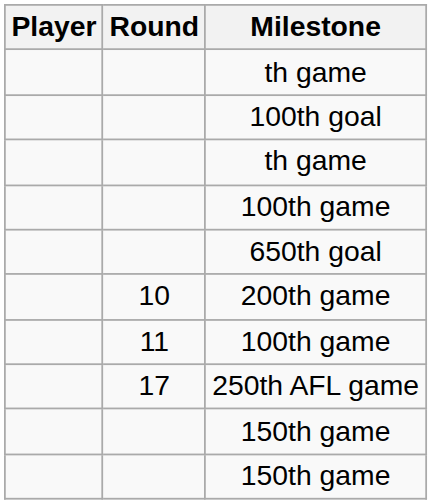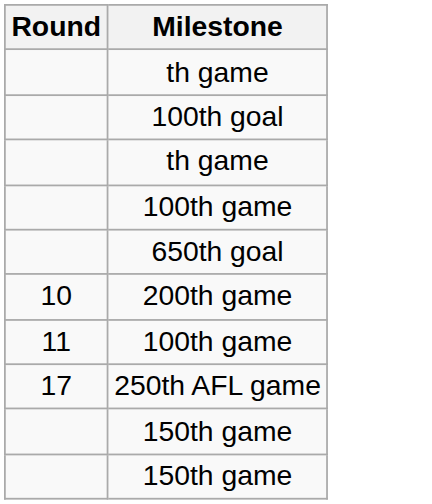- column: (54, 26)
